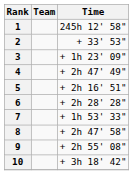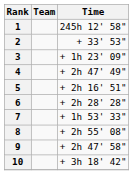(93, 132) + 2h 47' 58" -> (93, 132) + 2h 55' 08"
(93, 147) + 2h 55' 08" -> (93, 147) + 2h 47' 58"
